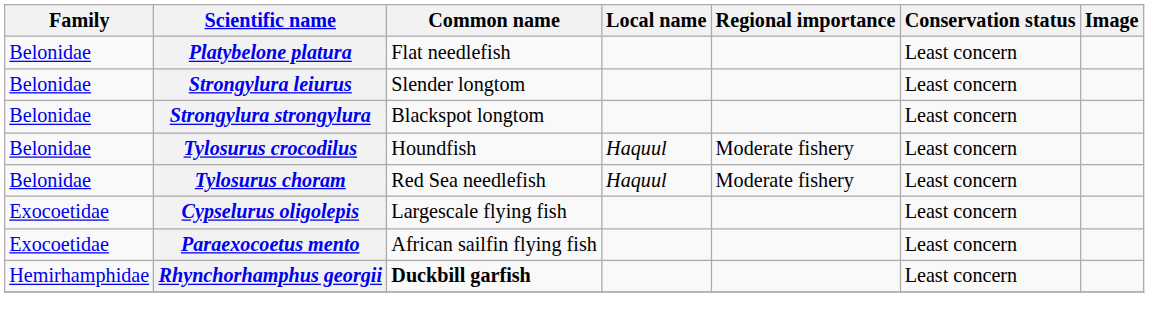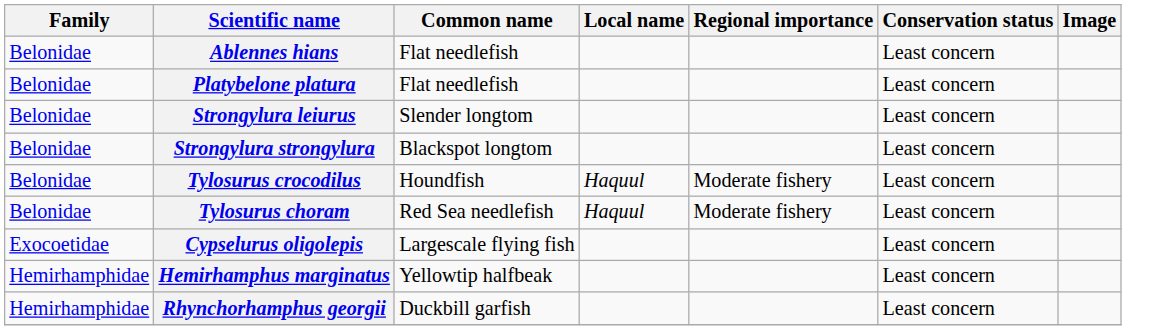+ row: (274, 52)
- row: (270, 244)
+ row: (274, 276)
(461, 276) bold -> (465, 308) normal
